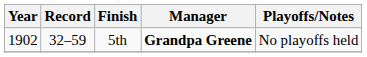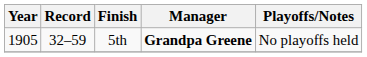(23, 39) 1902 -> (23, 39) 1905
